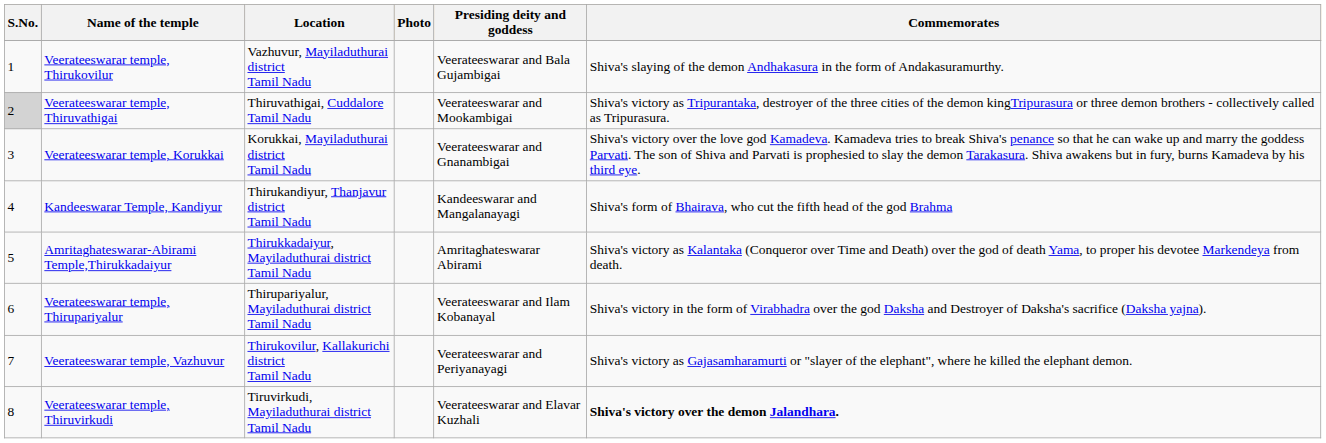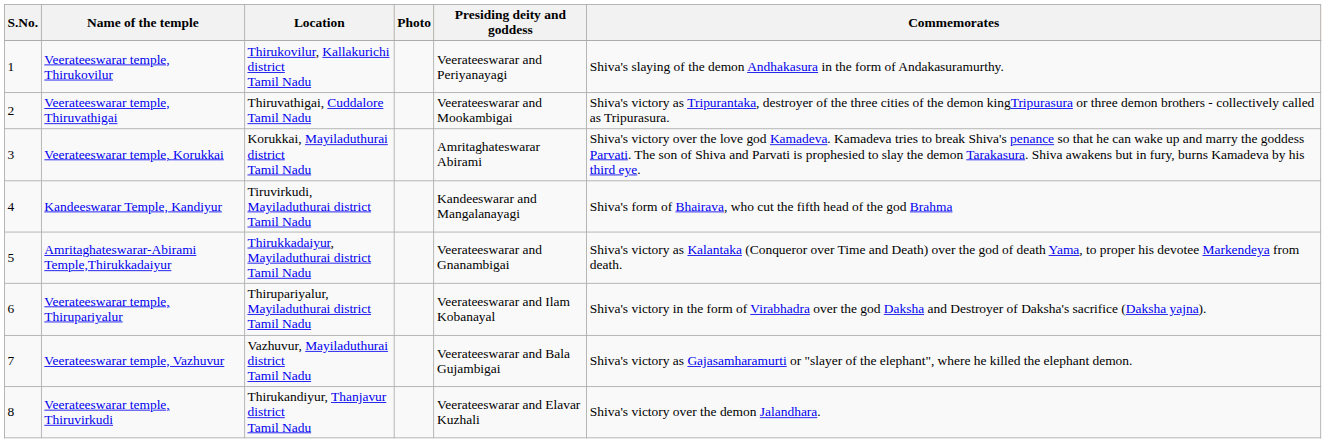(318, 66) Vazhuvur, Mayiladuthurai district Tamil Nadu -> (319, 66) Thirukovilur, Kallakurichi district Tamil Nadu
(503, 66) Veerateeswarar and Bala Gujambigai -> (489, 66) Veerateeswarar and Periyanayagi
(11, 110) lightgrey background -> (11, 110) no background
(489, 154) Veerateeswarar and Gnanambigai -> (489, 154) Amritaghateswarar Abirami
(317, 206) Thirukandiyur, Thanjavur district Tamil Nadu -> (309, 206) Tiruvirkudi, Mayiladuthurai district Tamil Nadu
(489, 257) Amritaghateswarar Abirami -> (489, 257) Veerateeswarar and Gnanambigai
(319, 360) Thirukovilur, Kallakurichi district Tamil Nadu -> (318, 360) Vazhuvur, Mayiladuthurai district Tamil Nadu
(489, 360) Veerateeswarar and Periyanayagi -> (503, 360) Veerateeswarar and Bala Gujambigai
(309, 412) Tiruvirkudi, Mayiladuthurai district Tamil Nadu -> (317, 412) Thirukandiyur, Thanjavur district Tamil Nadu
(714, 412) bold -> (705, 412) normal
